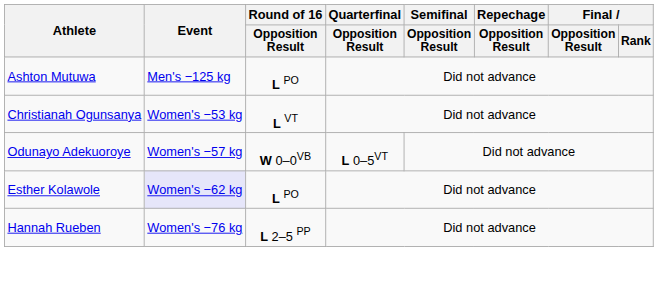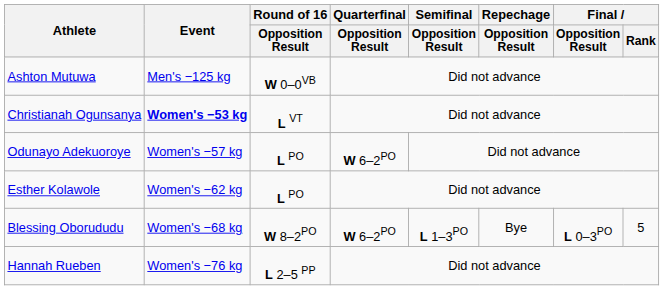(285, 84) L PO -> (290, 84) W 0–0VB
(195, 114) normal -> (197, 114) bold
(285, 159) W 0–0VB -> (290, 159) L PO
(365, 159) L 0–5VT -> (370, 159) W 6–2PO
(195, 190) lavender background -> (195, 190) no background
+ row: (65, 228)
